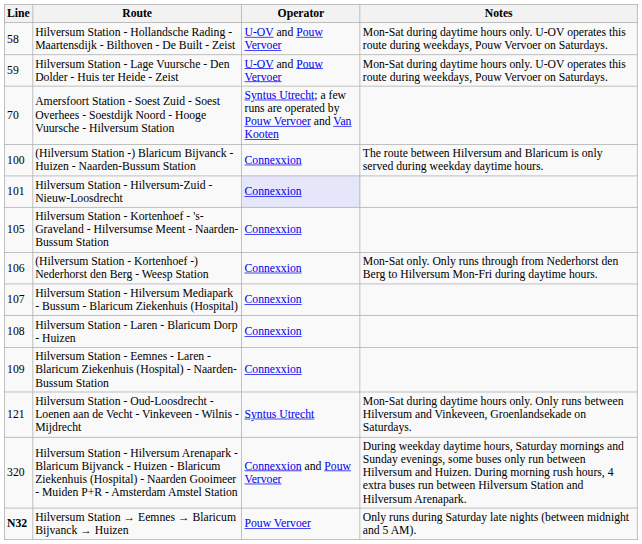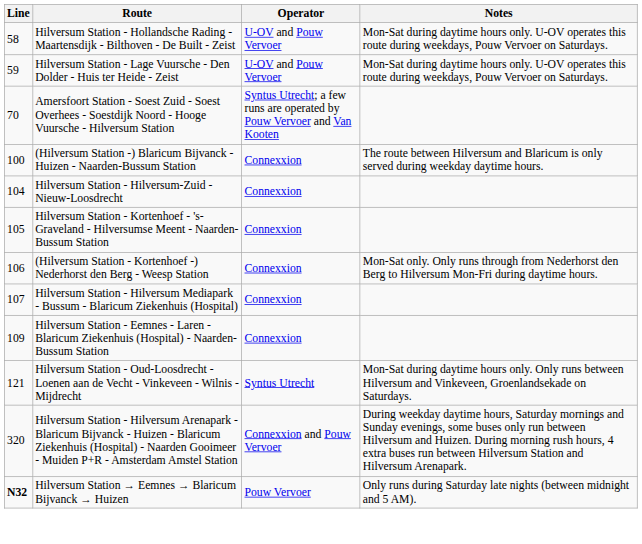(16, 191) 101 -> (16, 191) 104
(273, 191) lavender background -> (273, 191) no background
- row: (136, 331)
